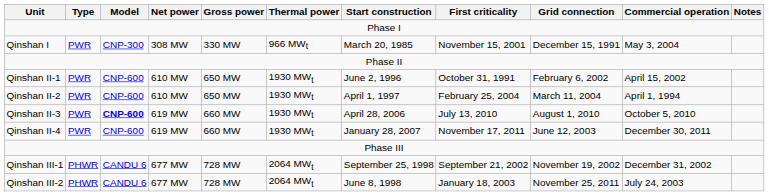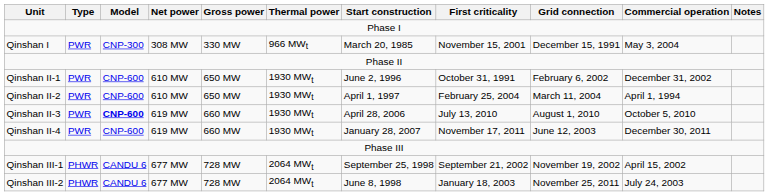(655, 78) April 15, 2002 -> (668, 78) December 31, 2002
(668, 164) December 31, 2002 -> (655, 164) April 15, 2002
